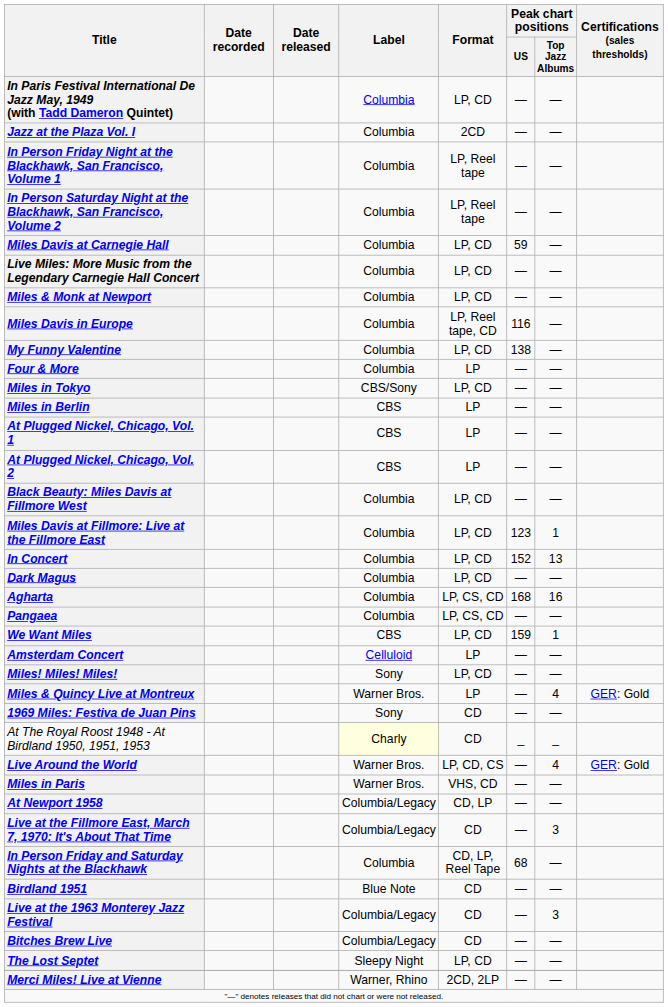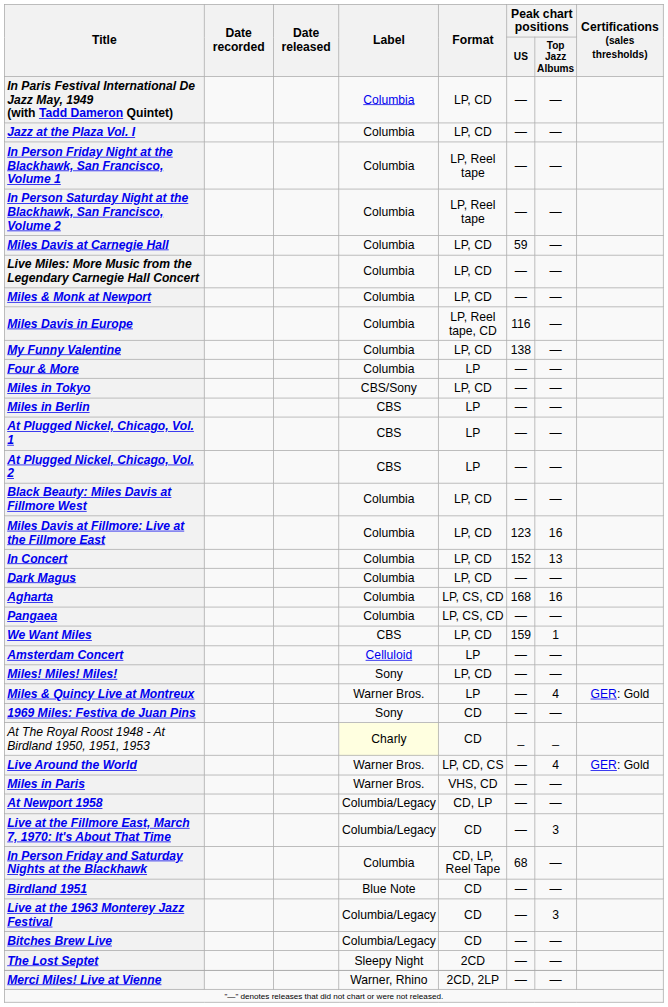(473, 132) 2CD -> (473, 132) LP, CD
(556, 532) 1 -> (556, 532) 16
(473, 960) LP, CD -> (473, 960) 2CD
